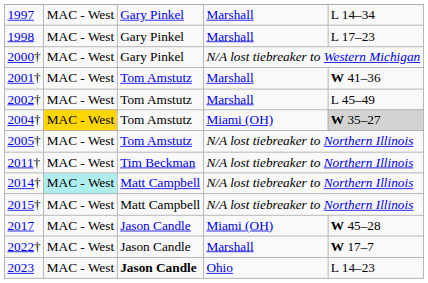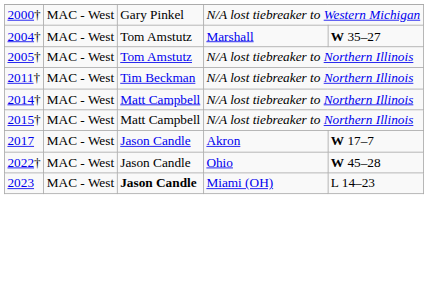- row: (21, 15)
- row: (21, 36)
- row: (24, 78)
- row: (24, 99)
(80, 120) gold background -> (80, 36) no background
(240, 120) Miami (OH) -> (230, 36) Marshall
(356, 120) lightgrey background -> (356, 36) no background
(80, 183) paleturquoise background -> (80, 99) no background
(240, 225) Miami (OH) -> (223, 141) Akron
(356, 225) W 45–28 -> (352, 141) W 17–7
(230, 246) Marshall -> (220, 162) Ohio
(352, 246) W 17–7 -> (356, 162) W 45–28
(220, 267) Ohio -> (240, 183) Miami (OH)
